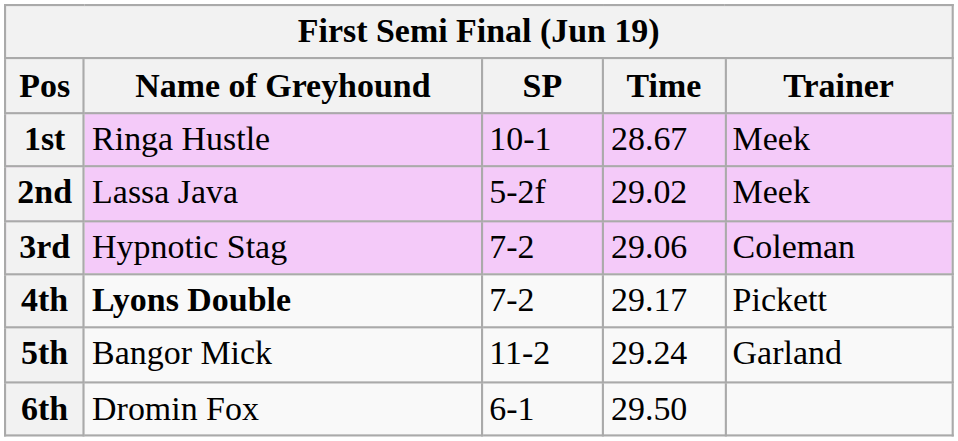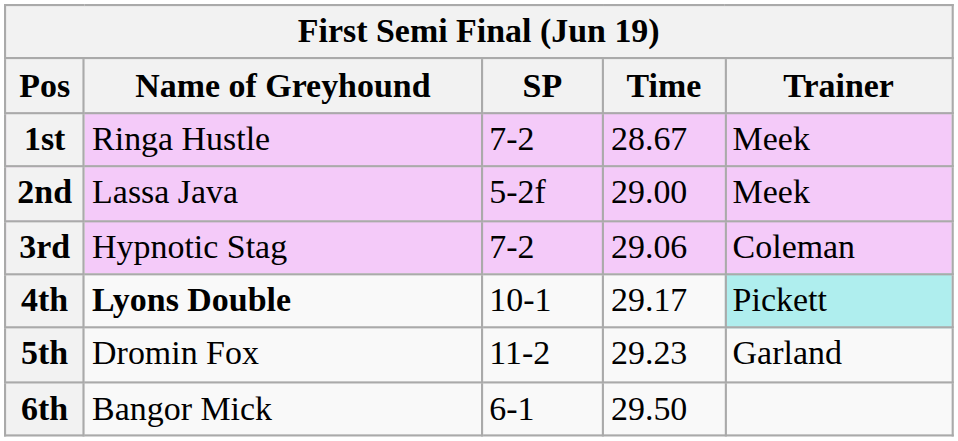(520, 138) 10-1 -> (512, 138) 7-2
(649, 192) 29.02 -> (649, 192) 29.00
(512, 300) 7-2 -> (520, 300) 10-1
(780, 300) no background -> (780, 300) paleturquoise background
(182, 354) Bangor Mick -> (176, 354) Dromin Fox
(649, 354) 29.24 -> (649, 354) 29.23
(176, 407) Dromin Fox -> (182, 407) Bangor Mick
